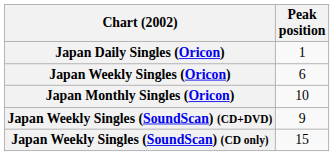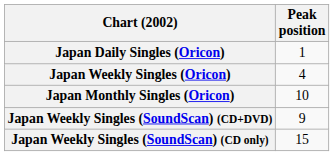(302, 74) 6 -> (302, 74) 4
